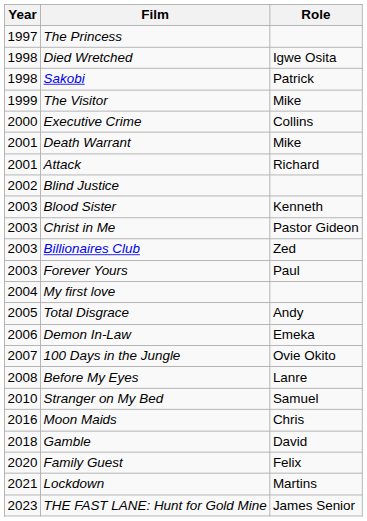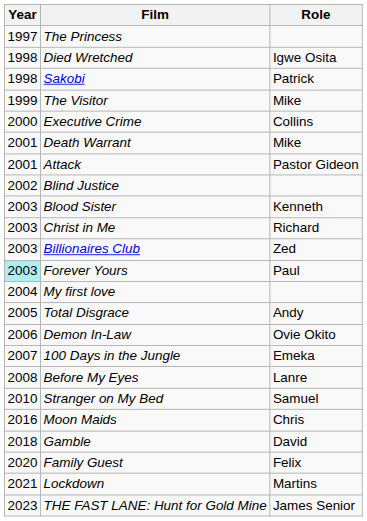(296, 164) Richard -> (316, 164) Pastor Gideon
(316, 228) Pastor Gideon -> (296, 228) Richard
(22, 270) no background -> (22, 270) paleturquoise background
(294, 334) Emeka -> (304, 334) Ovie Okito
(304, 356) Ovie Okito -> (294, 356) Emeka
